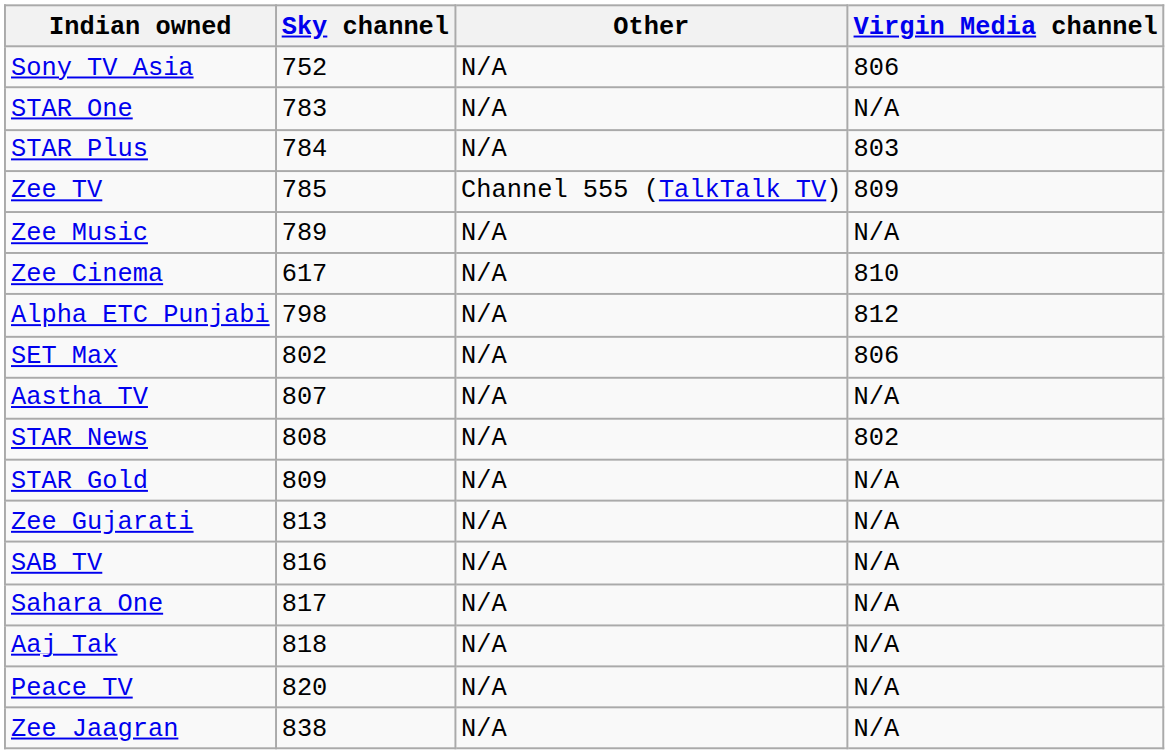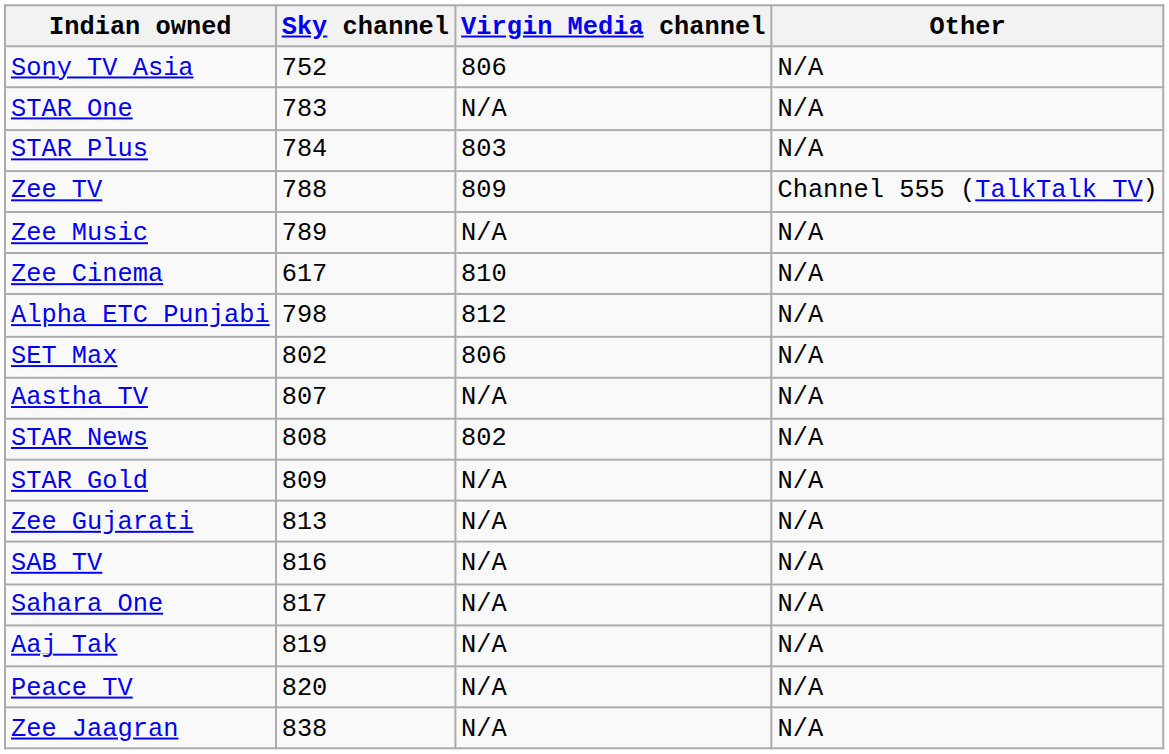columns swapped: (1006, 26) <-> (651, 26)
(305, 191) 785 -> (305, 191) 788
(305, 646) 818 -> (305, 646) 819
